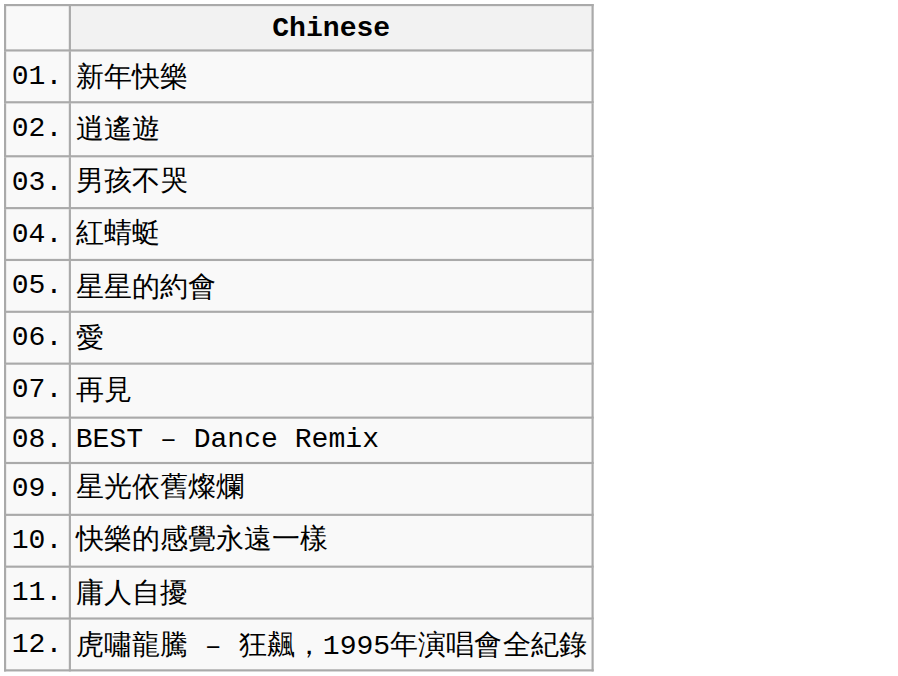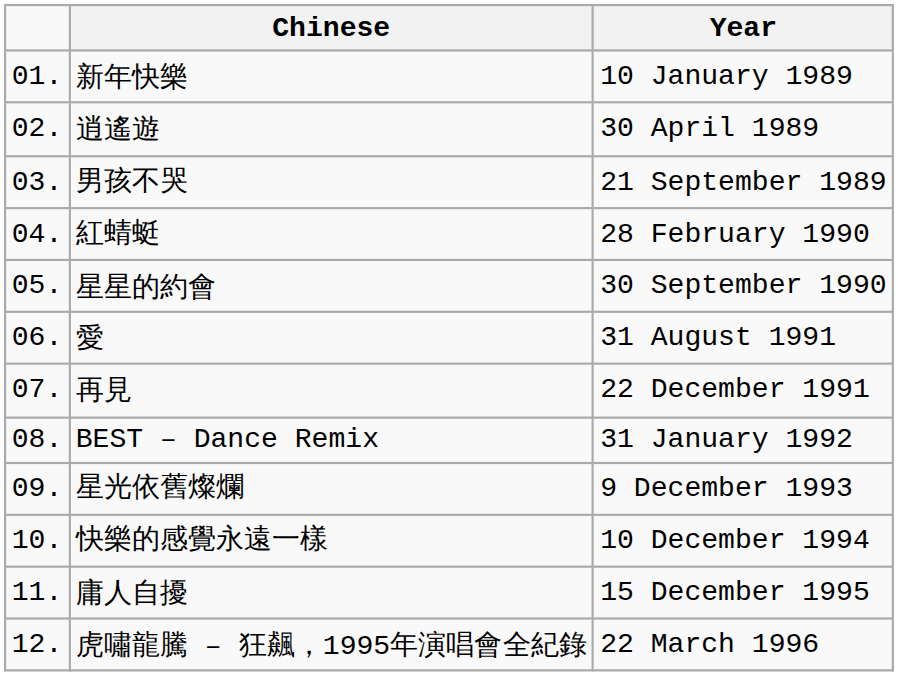+ column: (743, 28)
